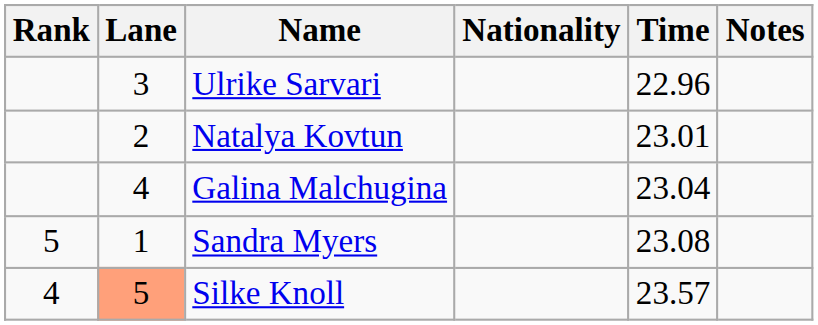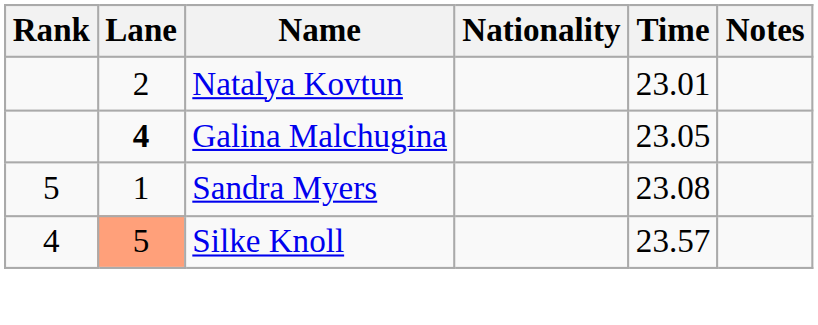- row: (287, 83)
(141, 188) normal -> (141, 135) bold
(673, 188) 23.04 -> (673, 135) 23.05
